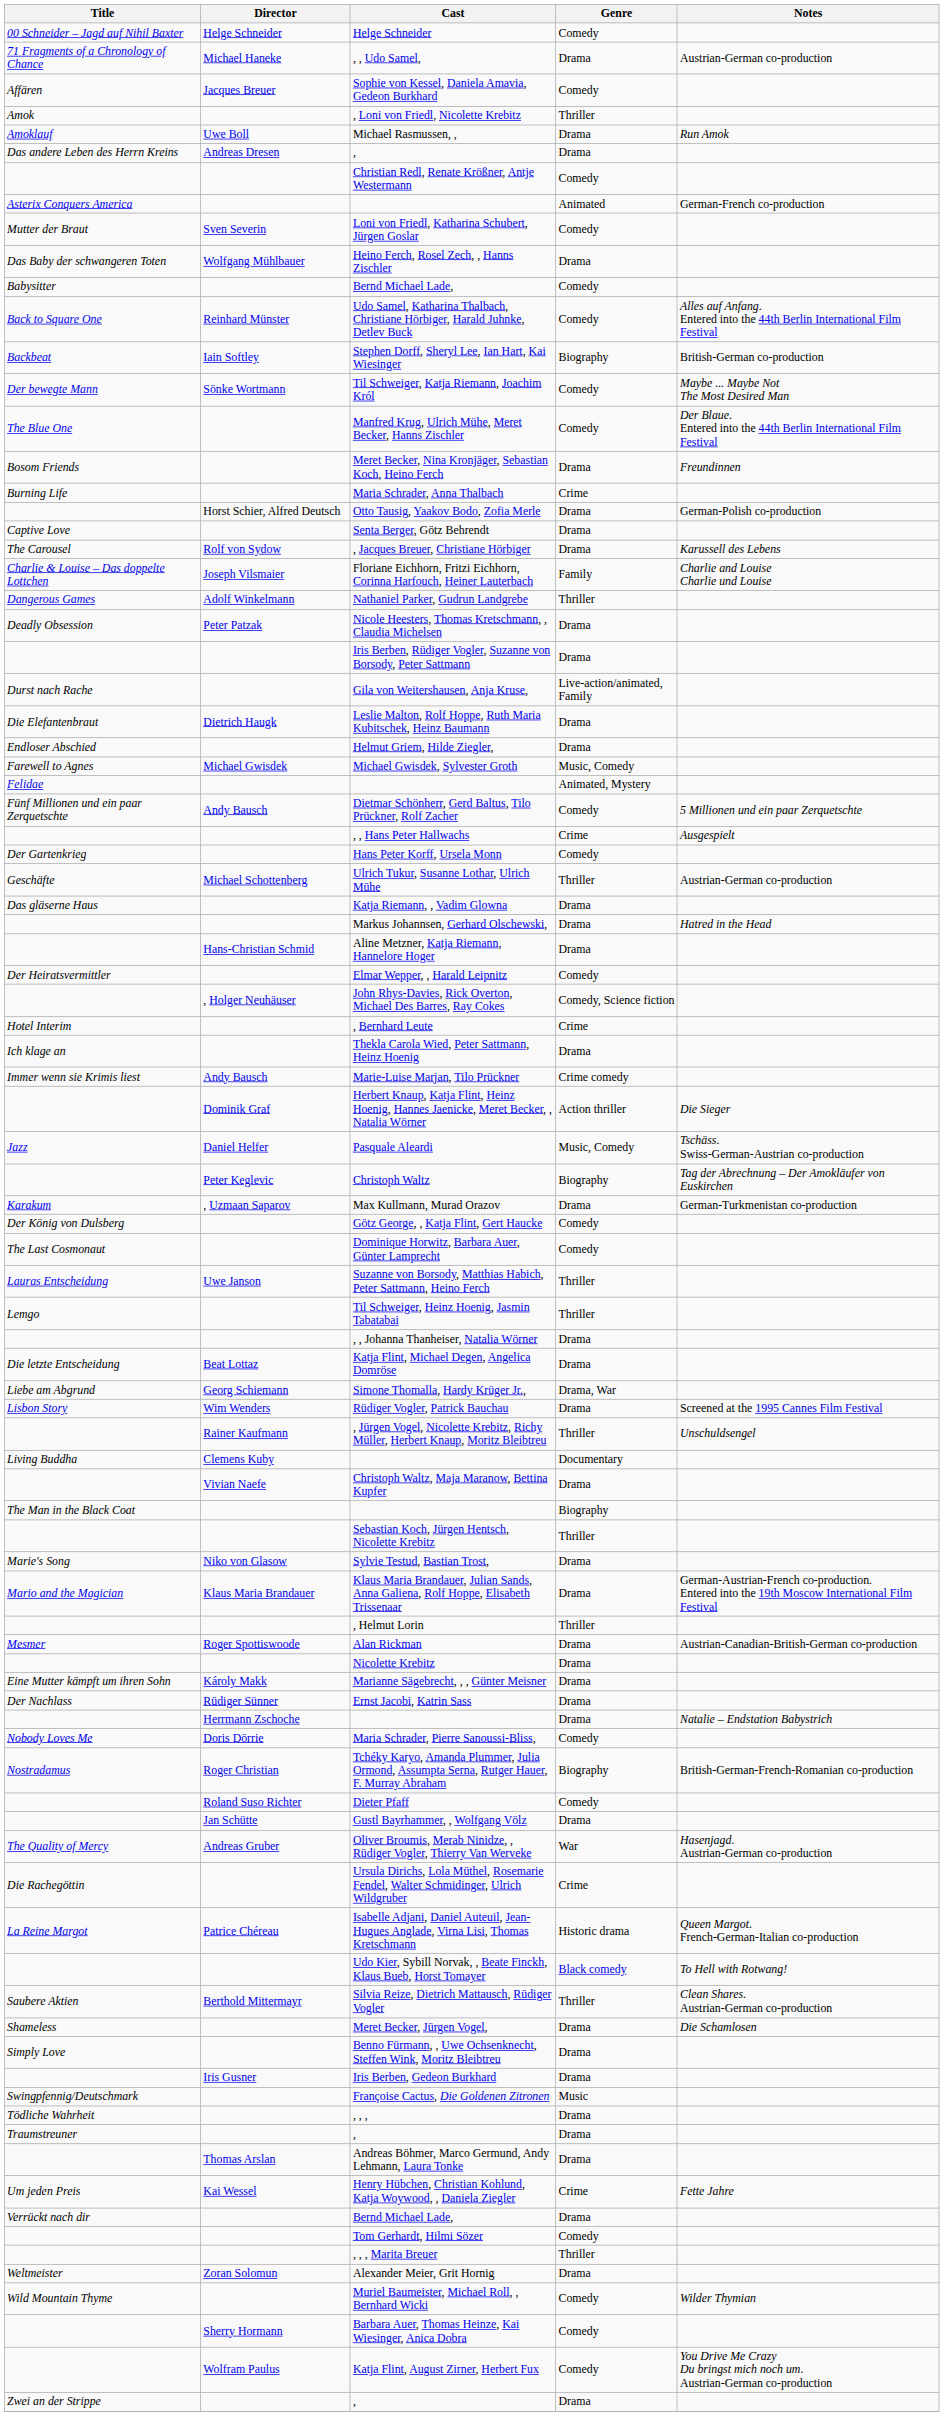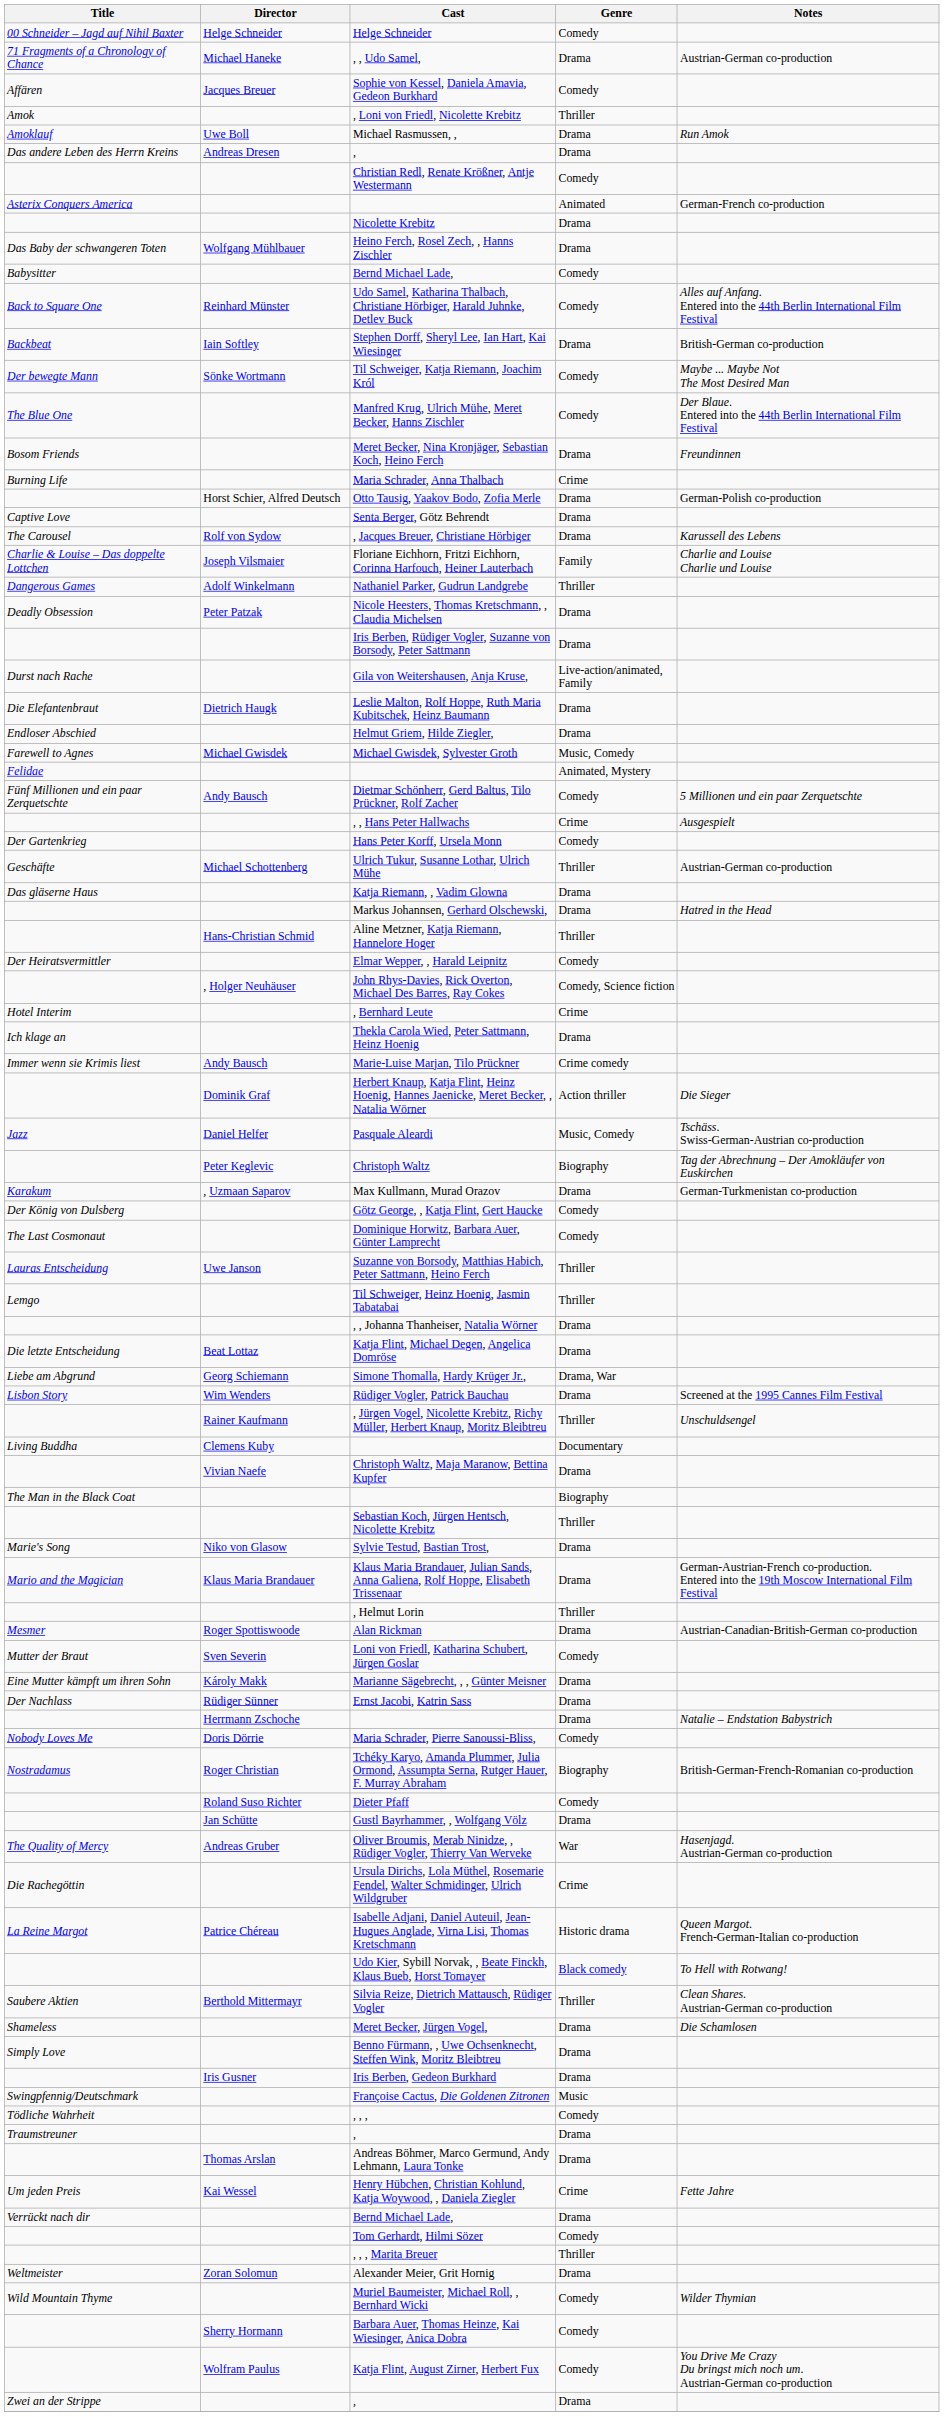rows swapped: (103, 1663) <-> (48, 229)
(584, 357) Biography -> (575, 344) Drama
(575, 949) Drama -> (577, 936) Thriller
(575, 2115) Drama -> (579, 2115) Comedy
